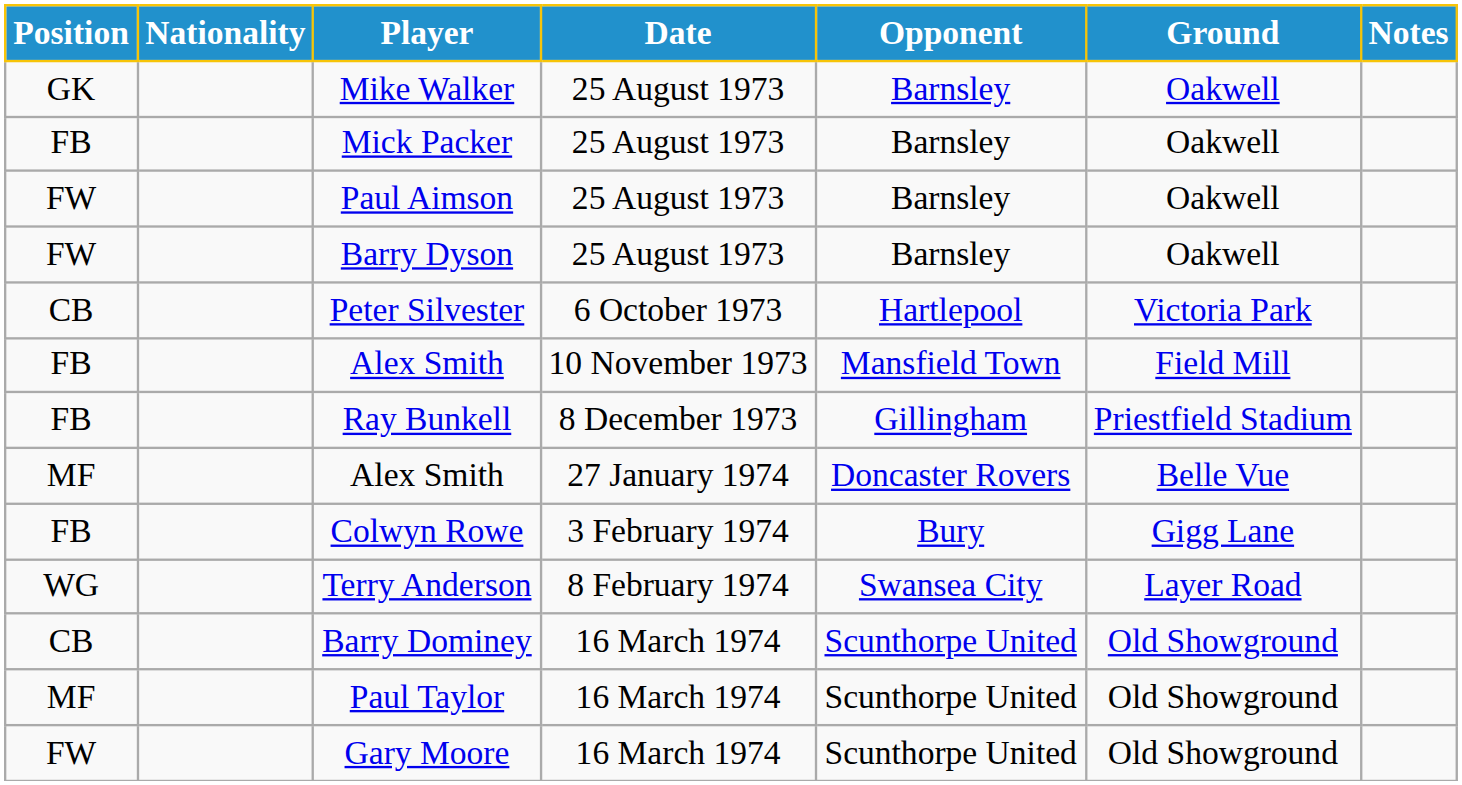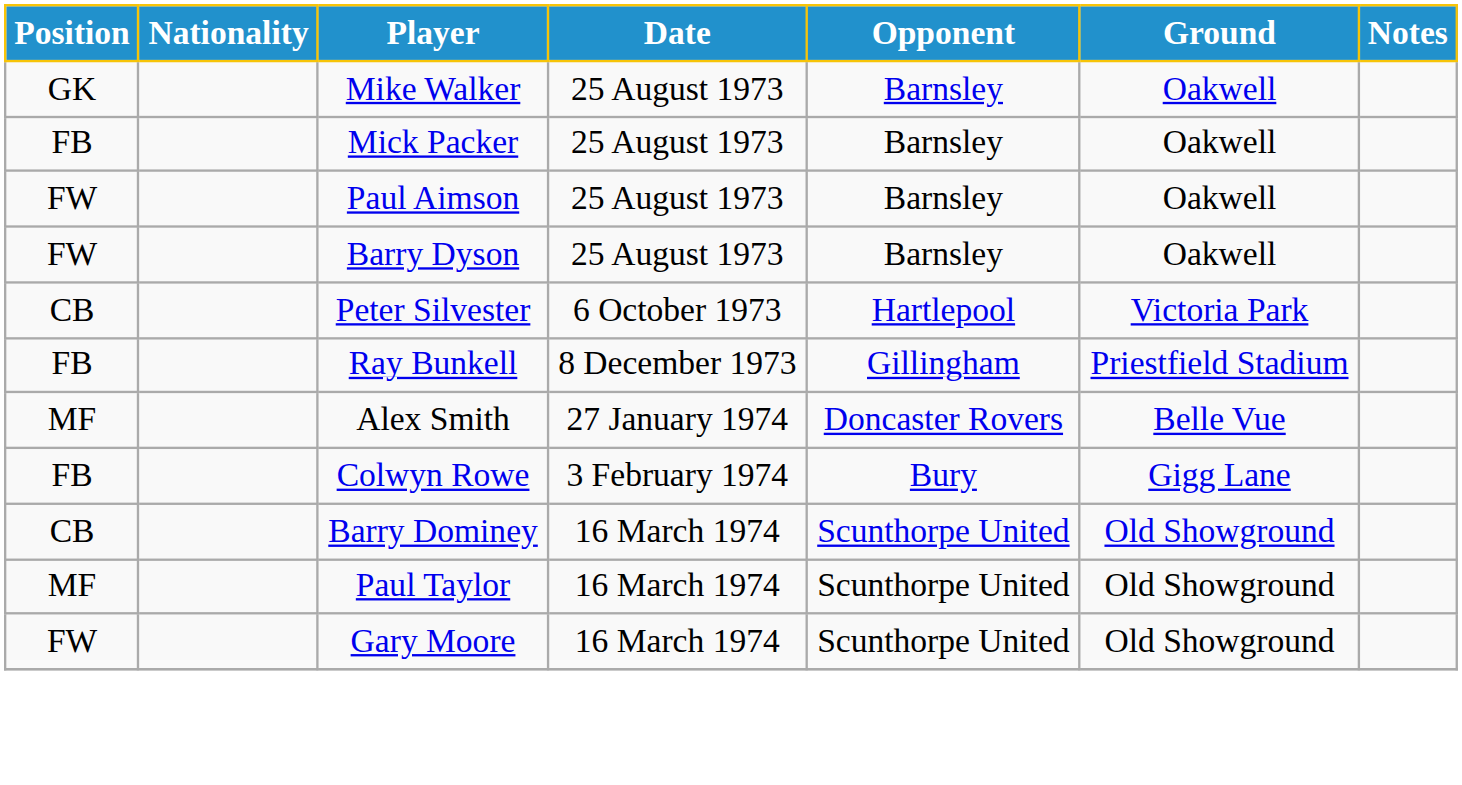- row: (427, 364)
- row: (427, 585)
